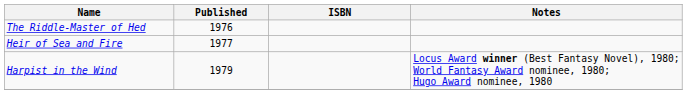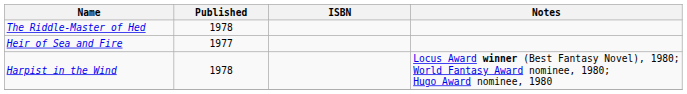(221, 28) 1976 -> (221, 28) 1978
(221, 70) 1979 -> (221, 70) 1978
